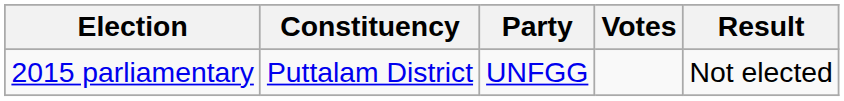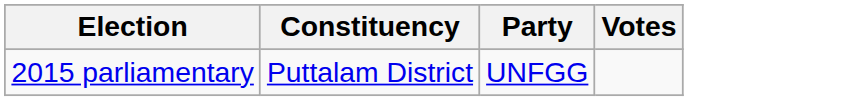- column: (761, 26)
